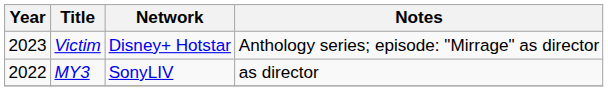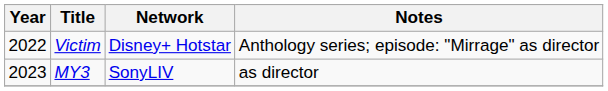(28, 45) 2023 -> (28, 45) 2022
(28, 72) 2022 -> (28, 72) 2023
